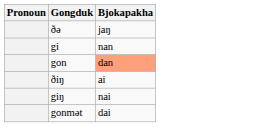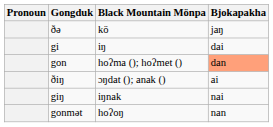+ column: (152, 12)
(106, 46) nan -> (217, 46) dai
(104, 113) dai -> (218, 113) nan
